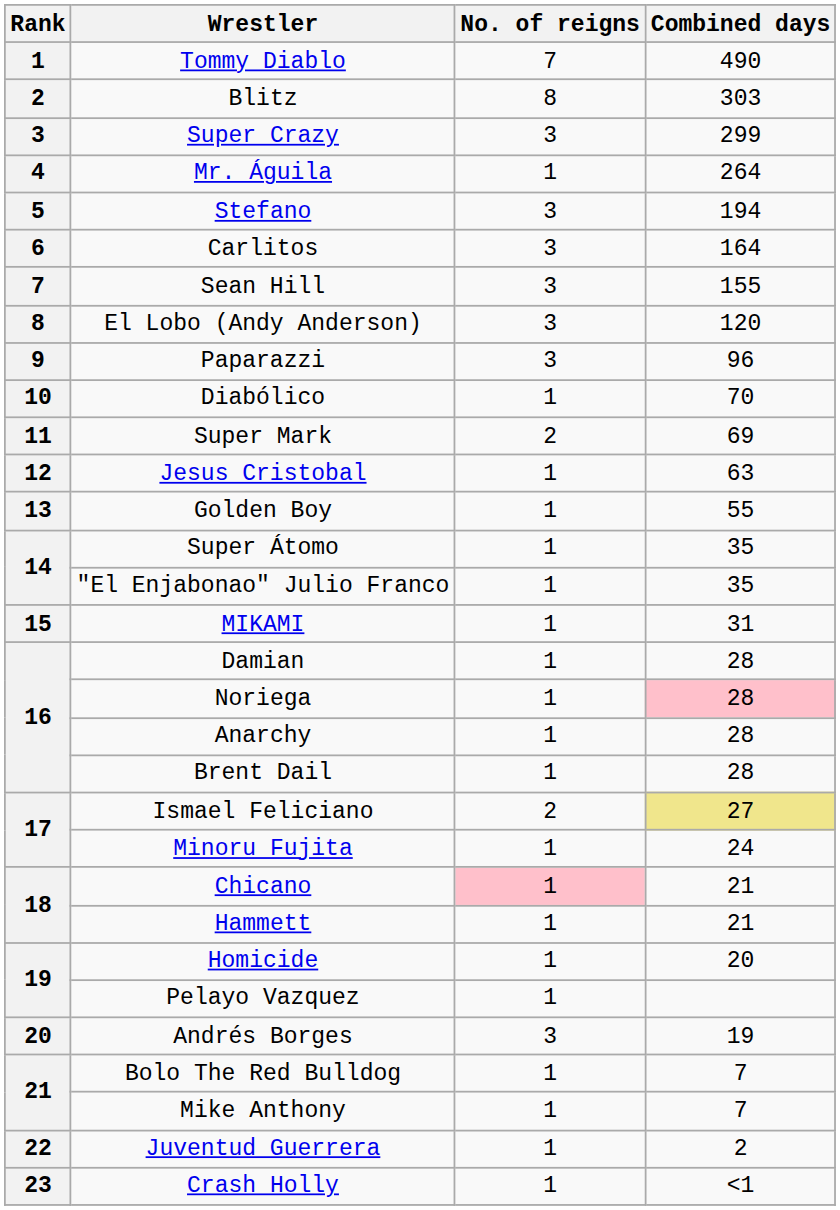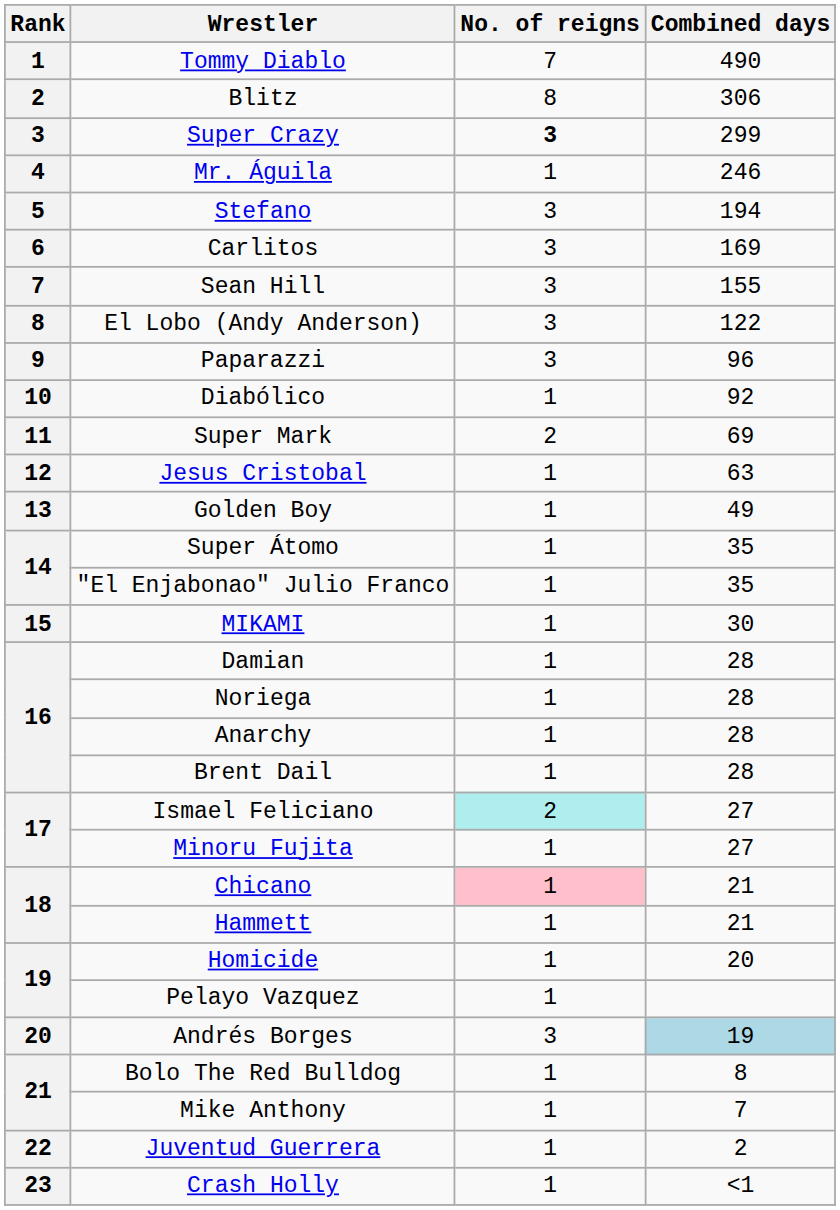(741, 99) 303 -> (741, 99) 306
(550, 136) normal -> (550, 136) bold
(741, 174) 264 -> (741, 174) 246
(741, 249) 164 -> (741, 249) 169
(741, 324) 120 -> (741, 324) 122
(741, 399) 70 -> (741, 399) 92
(741, 511) 55 -> (741, 511) 49
(741, 624) 31 -> (741, 624) 30
(741, 699) pink background -> (741, 699) no background
(550, 811) no background -> (550, 811) paleturquoise background
(741, 811) khaki background -> (741, 811) no background
(741, 849) 24 -> (741, 849) 27
(741, 1036) no background -> (741, 1036) lightblue background
(741, 1074) 7 -> (741, 1074) 8
